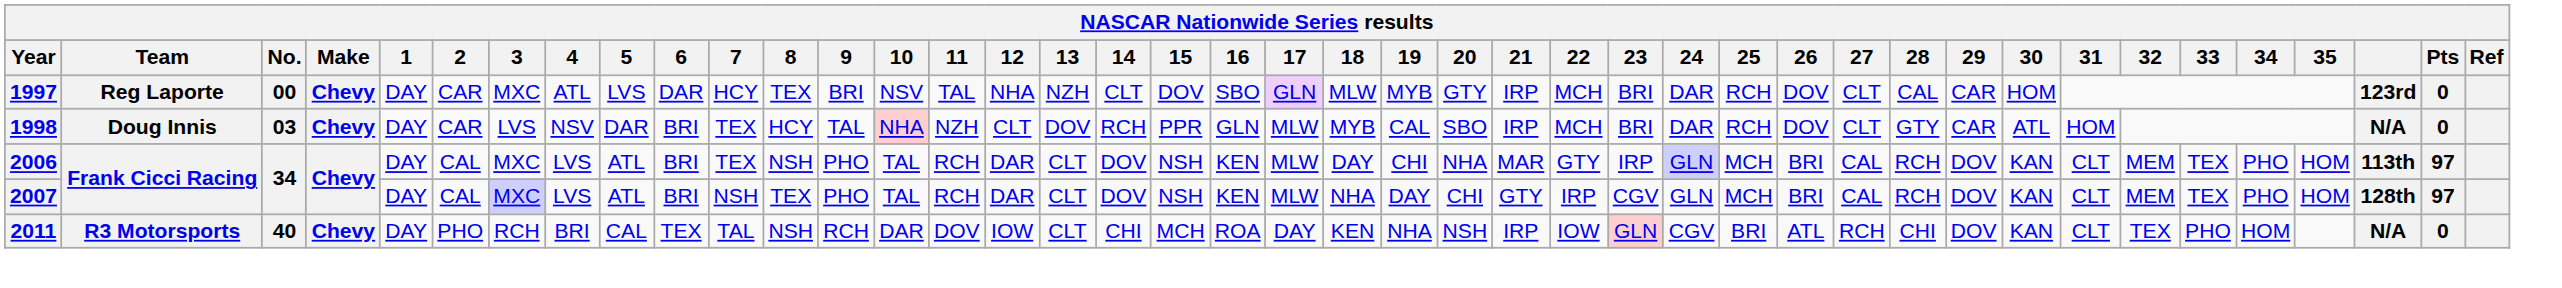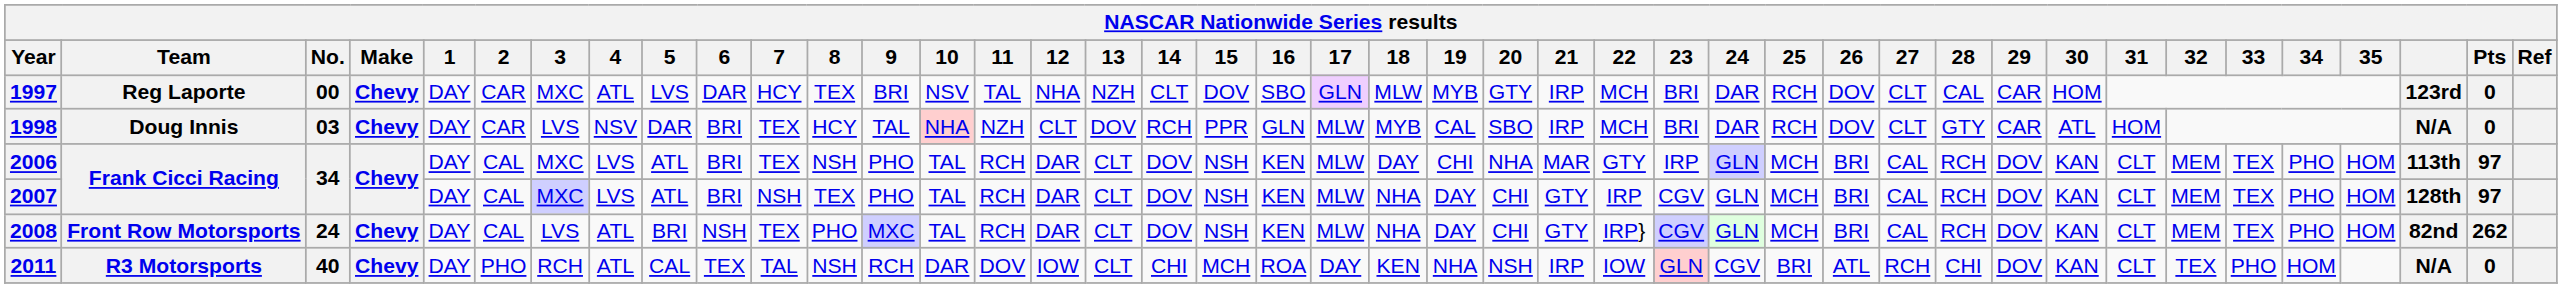+ row: (33, 231)
(572, 231) BRI -> (615, 266) ATL
